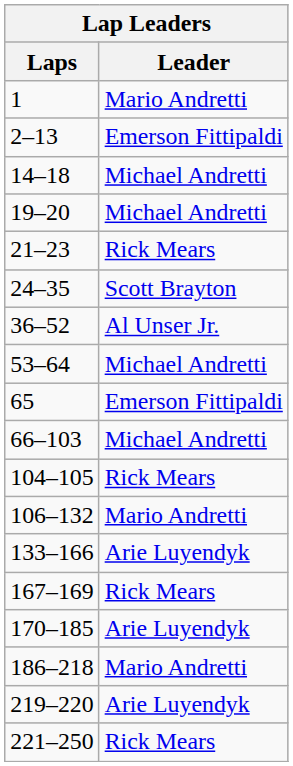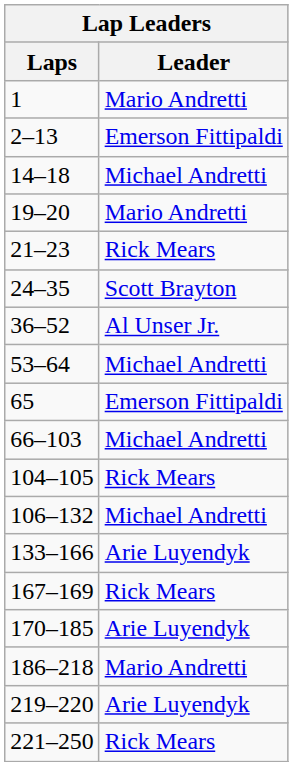(186, 212) Michael Andretti -> (176, 212) Mario Andretti
(176, 514) Mario Andretti -> (186, 514) Michael Andretti
